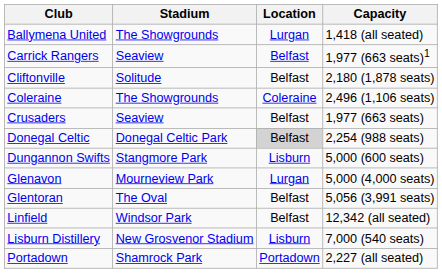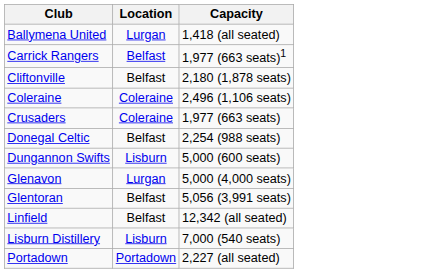- column: (185, 14)
(289, 118) Belfast -> (146, 118) Coleraine
(289, 138) lightgrey background -> (146, 138) no background
